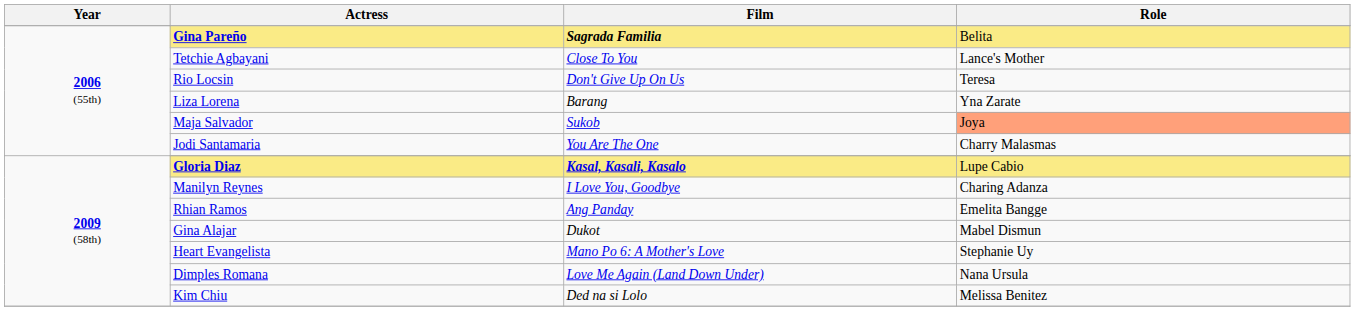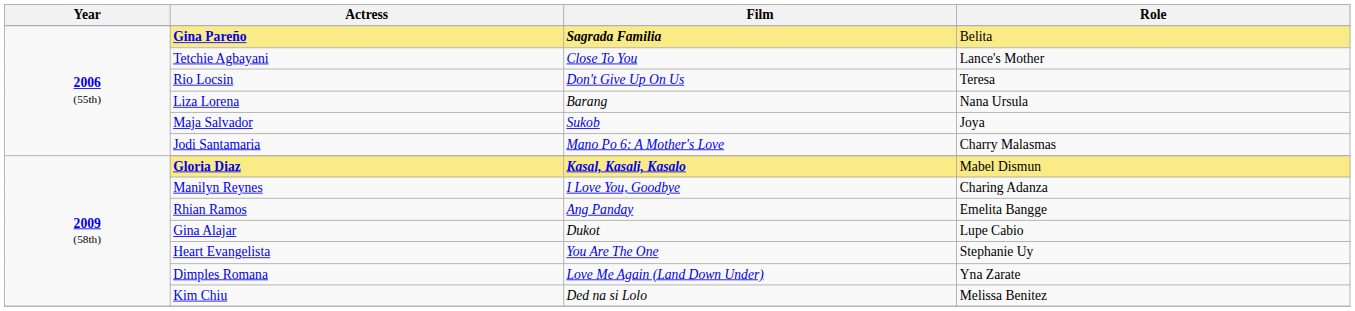(990, 101) Yna Zarate -> (994, 101) Nana Ursula
(972, 123) lightsalmon background -> (972, 123) no background
(612, 144) You Are The One -> (645, 144) Mano Po 6: A Mother's Love
(992, 166) Lupe Cabio -> (1000, 166) Mabel Dismun
(1000, 230) Mabel Dismun -> (992, 230) Lupe Cabio
(645, 252) Mano Po 6: A Mother's Love -> (612, 252) You Are The One
(994, 274) Nana Ursula -> (990, 274) Yna Zarate
